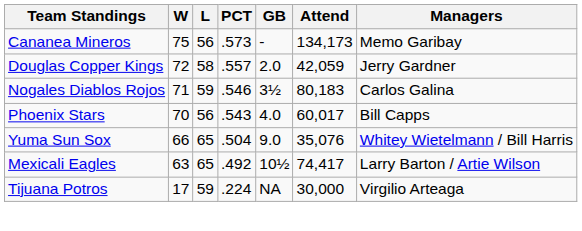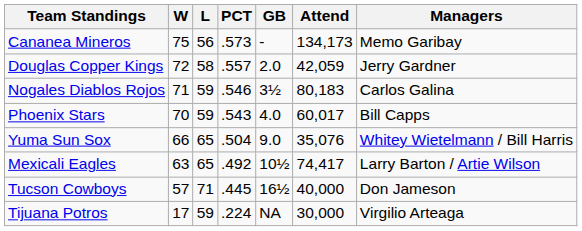(205, 115) 56 -> (205, 115) 59
+ row: (67, 189)
